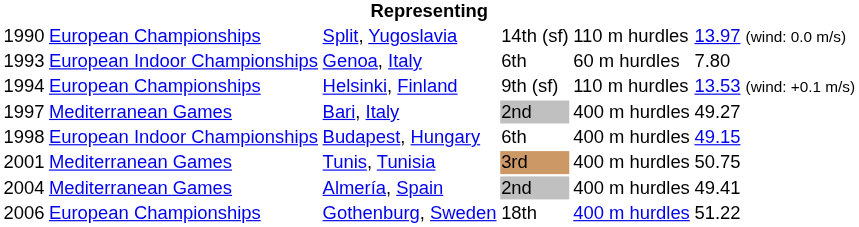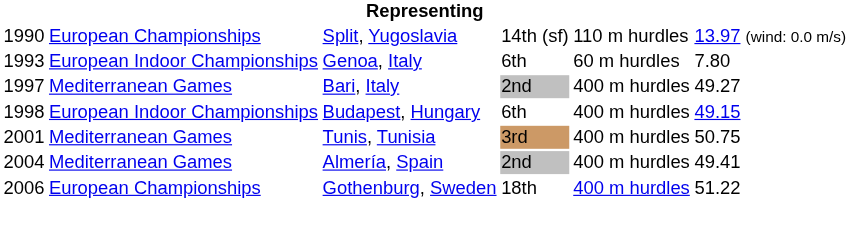- row: (390, 86)
